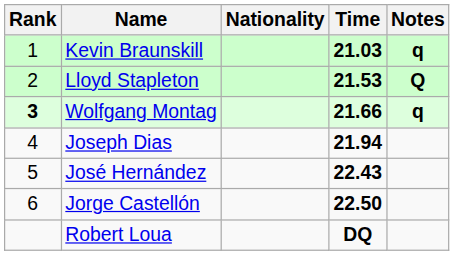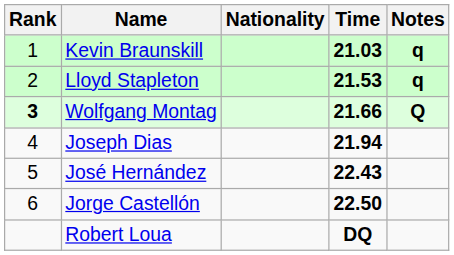(418, 81) Q -> (418, 81) q
(418, 111) q -> (418, 111) Q
